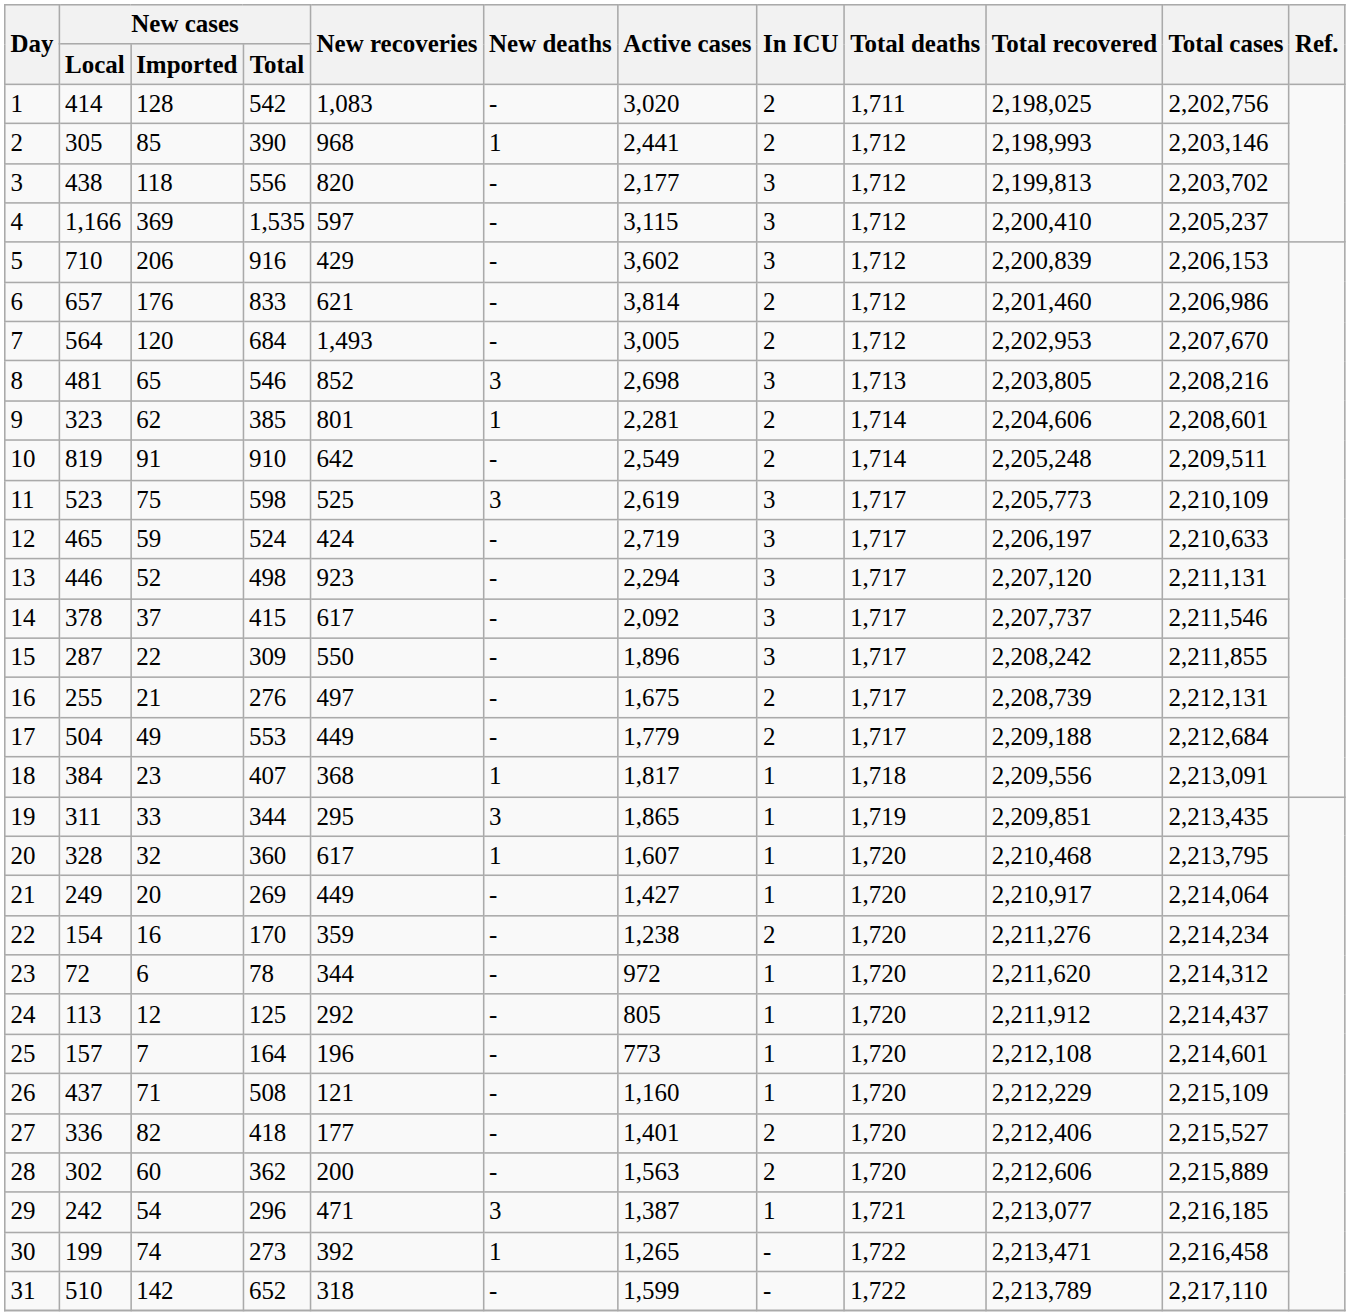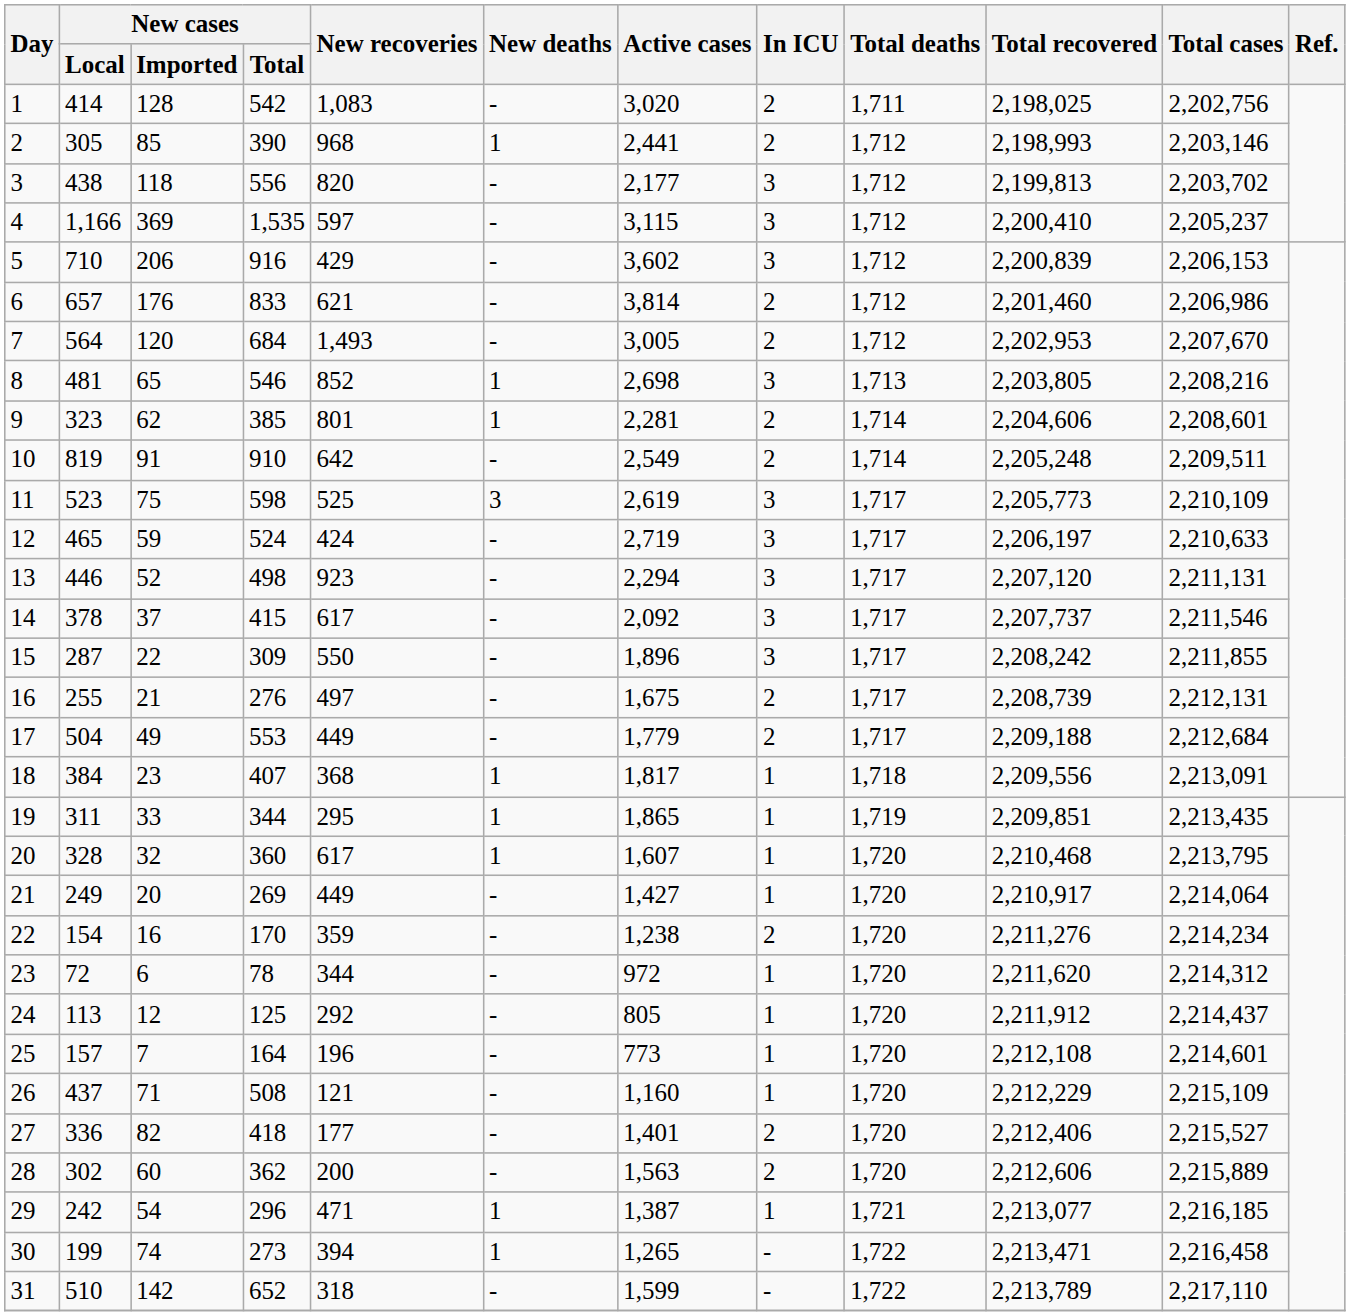(495, 380) 3 -> (495, 380) 1
(495, 815) 3 -> (495, 815) 1
(495, 1211) 3 -> (495, 1211) 1
(335, 1251) 392 -> (335, 1251) 394
